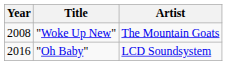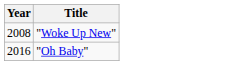- column: (170, 13)
